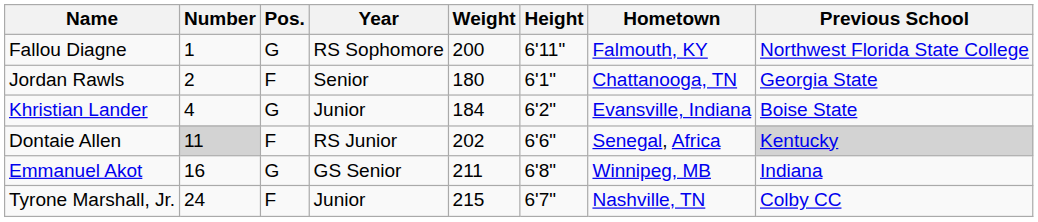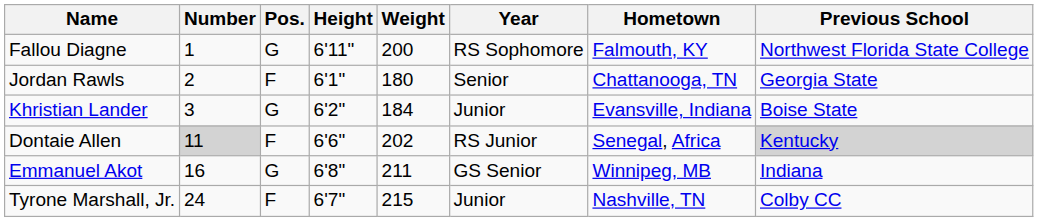columns swapped: (554, 19) <-> (379, 19)
(189, 110) 4 -> (189, 110) 3
